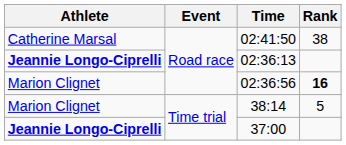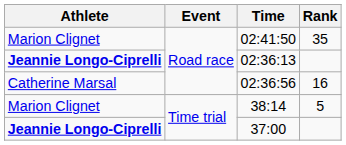(62, 39) Catherine Marsal -> (54, 39) Marion Clignet
(320, 39) 38 -> (320, 39) 35
(54, 84) Marion Clignet -> (62, 84) Catherine Marsal
(320, 84) bold -> (320, 84) normal
